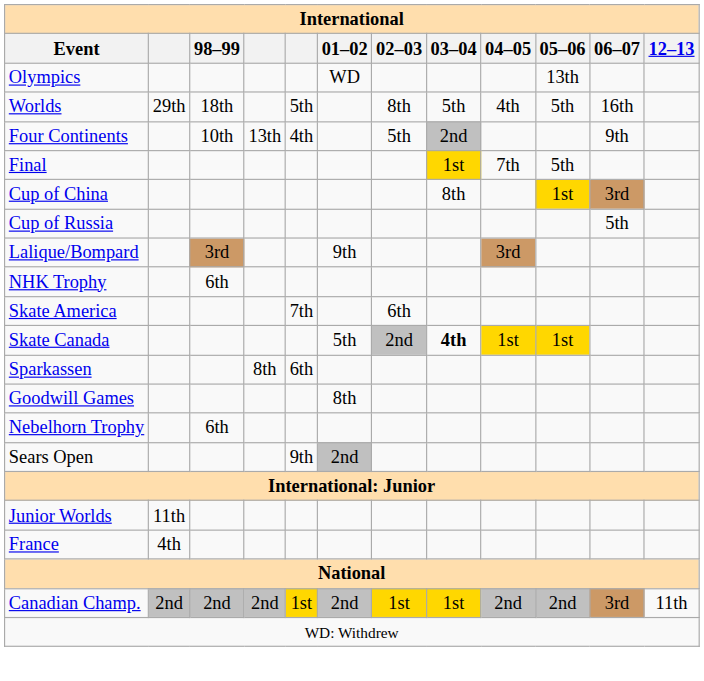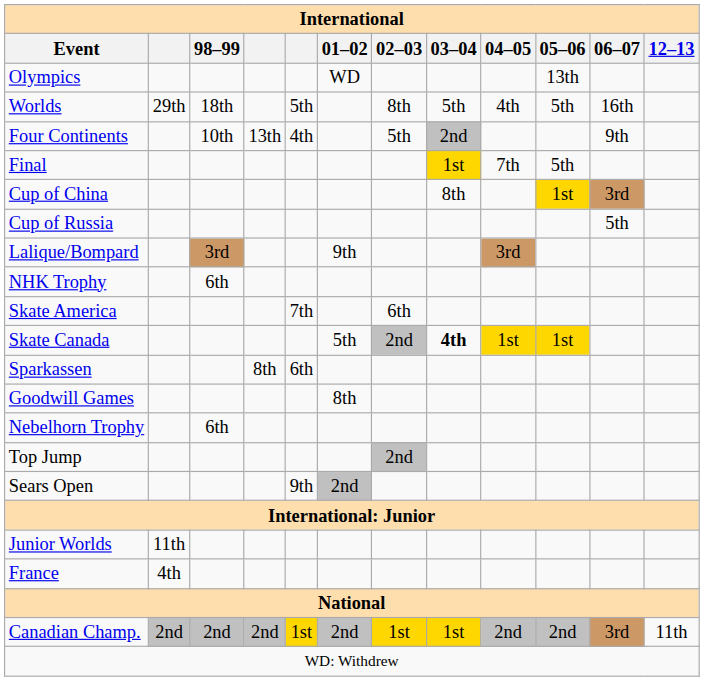+ row: (45, 456)
